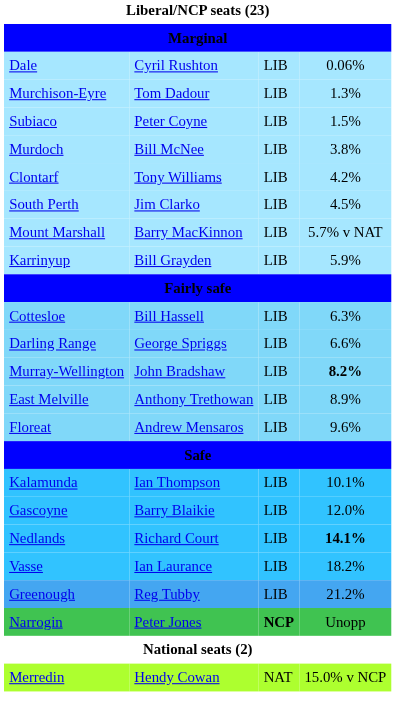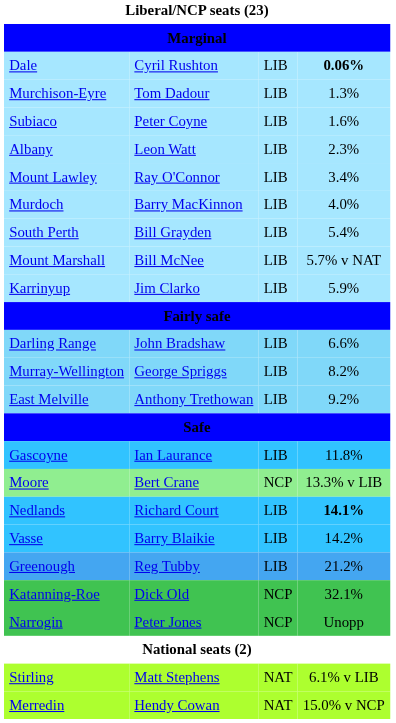(345, 65) normal -> (344, 65) bold
(345, 121) 1.5% -> (344, 121) 1.6%
+ row: (31, 148)
+ row: (53, 176)
(169, 148) Bill McNee -> (188, 204) Barry MacKinnon
(345, 148) 3.8% -> (344, 204) 4.0%
- row: (34, 176)
(167, 204) Jim Clarko -> (173, 232) Bill Grayden
(345, 204) 4.5% -> (344, 232) 5.4%
(188, 232) Barry MacKinnon -> (169, 260) Bill McNee
(173, 260) Bill Grayden -> (167, 287) Jim Clarko
- row: (37, 315)
(181, 343) George Spriggs -> (180, 343) John Bradshaw
(180, 371) John Bradshaw -> (181, 371) George Spriggs
(345, 371) bold -> (344, 371) normal
(345, 399) 8.9% -> (344, 399) 9.2%
- row: (30, 426)
- row: (43, 482)
(174, 510) Barry Blaikie -> (173, 454) Ian Laurance
(345, 510) 12.0% -> (344, 454) 11.8%
+ row: (29, 482)
(173, 566) Ian Laurance -> (174, 538) Barry Blaikie
(345, 566) 18.2% -> (344, 538) 14.2%
+ row: (54, 593)
(279, 621) bold -> (278, 621) normal
+ row: (31, 677)
